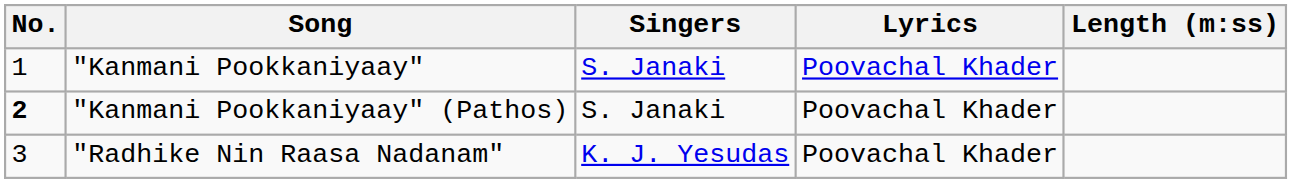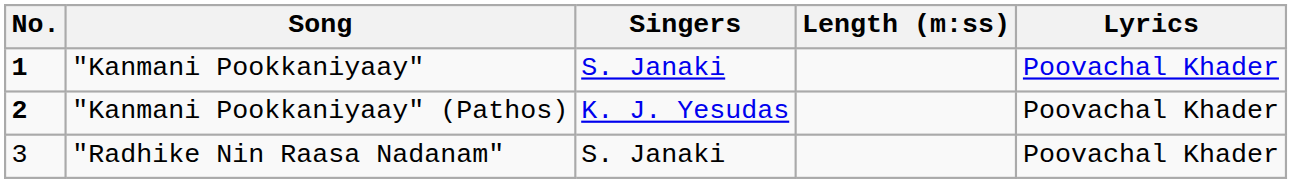columns swapped: (930, 27) <-> (1175, 27)
(20, 70) normal -> (20, 70) bold
(653, 113) S. Janaki -> (685, 113) K. J. Yesudas
(685, 156) K. J. Yesudas -> (653, 156) S. Janaki
